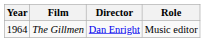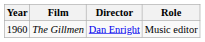(17, 29) 1964 -> (17, 29) 1960
